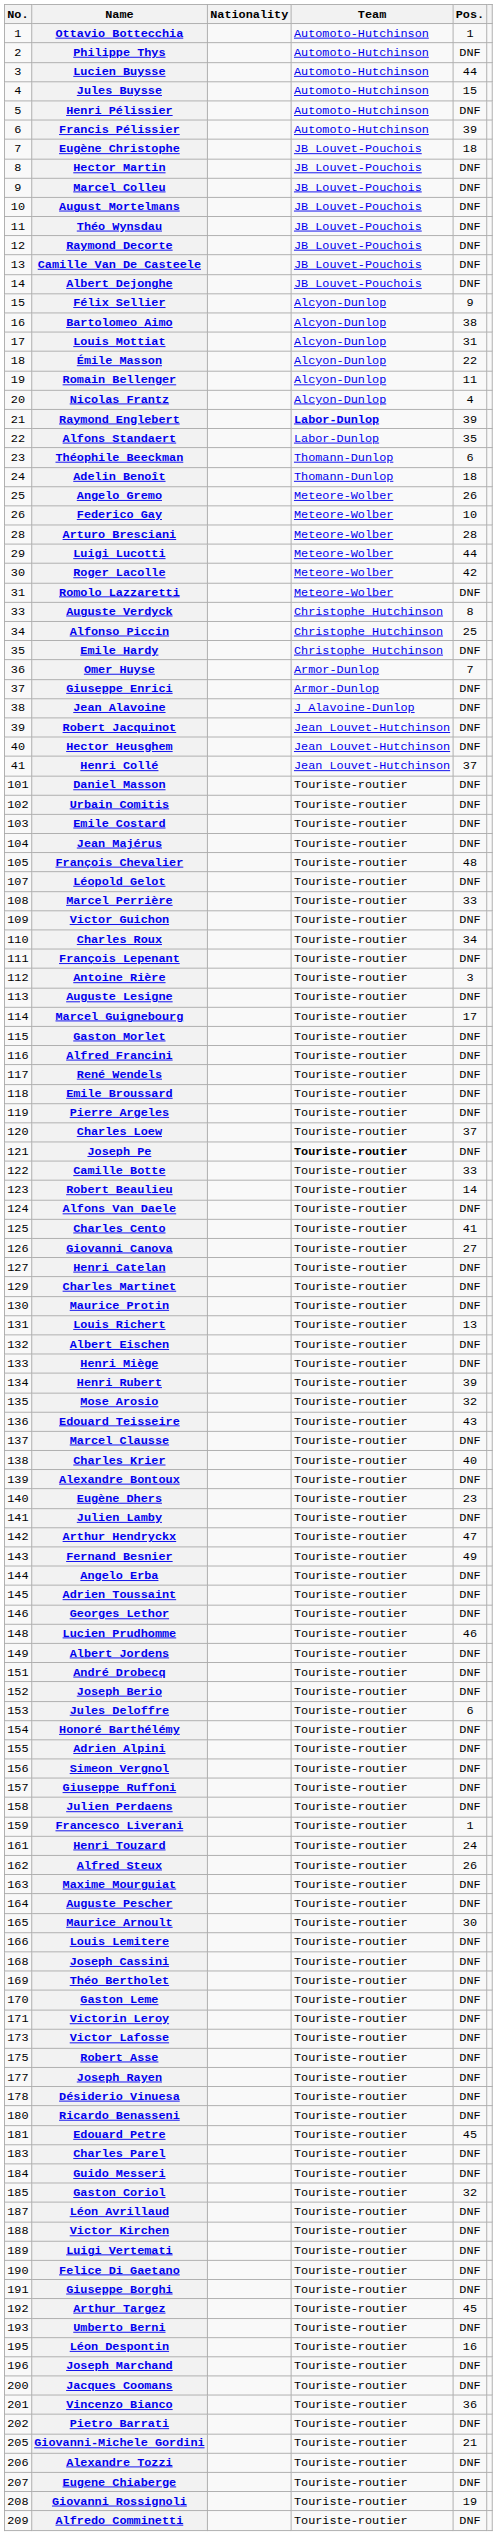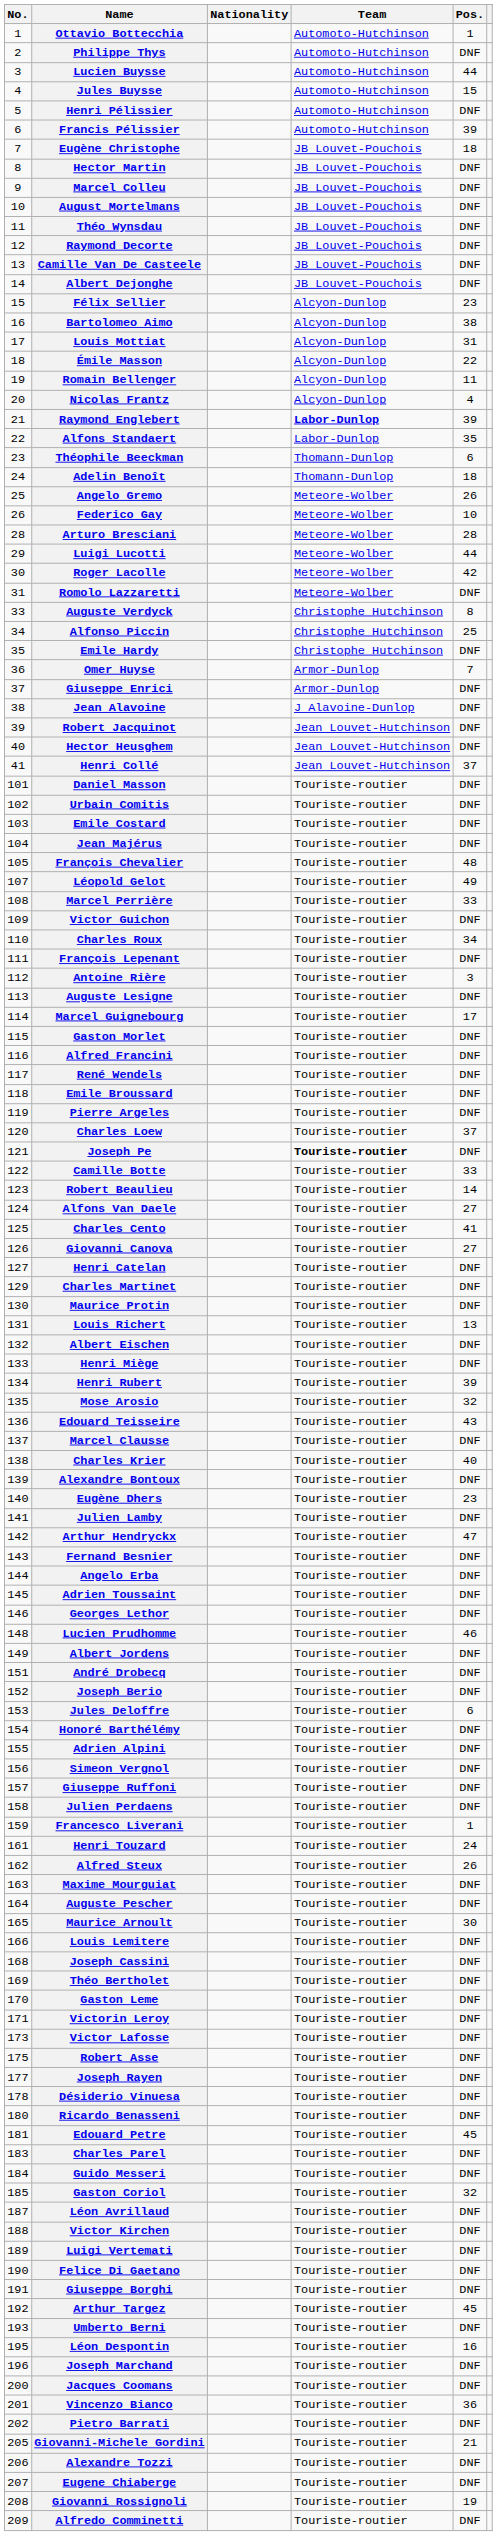(470, 303) 9 -> (470, 303) 23
(470, 882) DNF -> (470, 882) 49
(470, 1209) DNF -> (470, 1209) 27
(470, 1557) 49 -> (470, 1557) DNF
